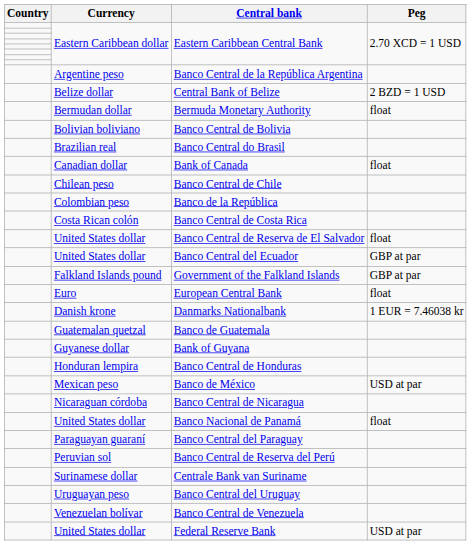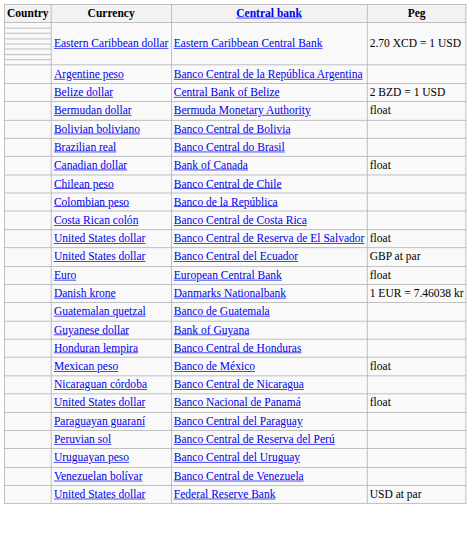- row: (108, 275)
(396, 384) USD at par -> (380, 366) float
- row: (96, 476)
